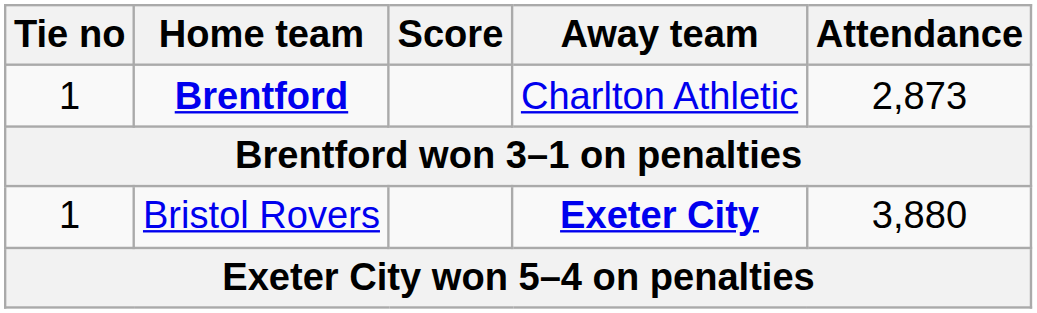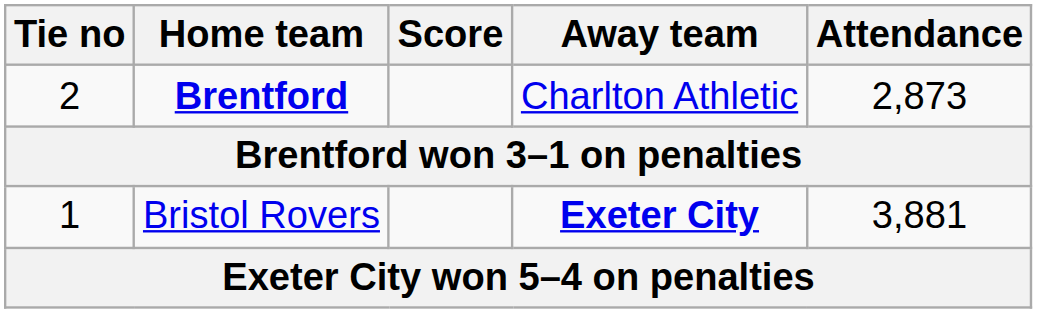(70, 95) 1 -> (70, 95) 2
(919, 215) 3,880 -> (919, 215) 3,881
